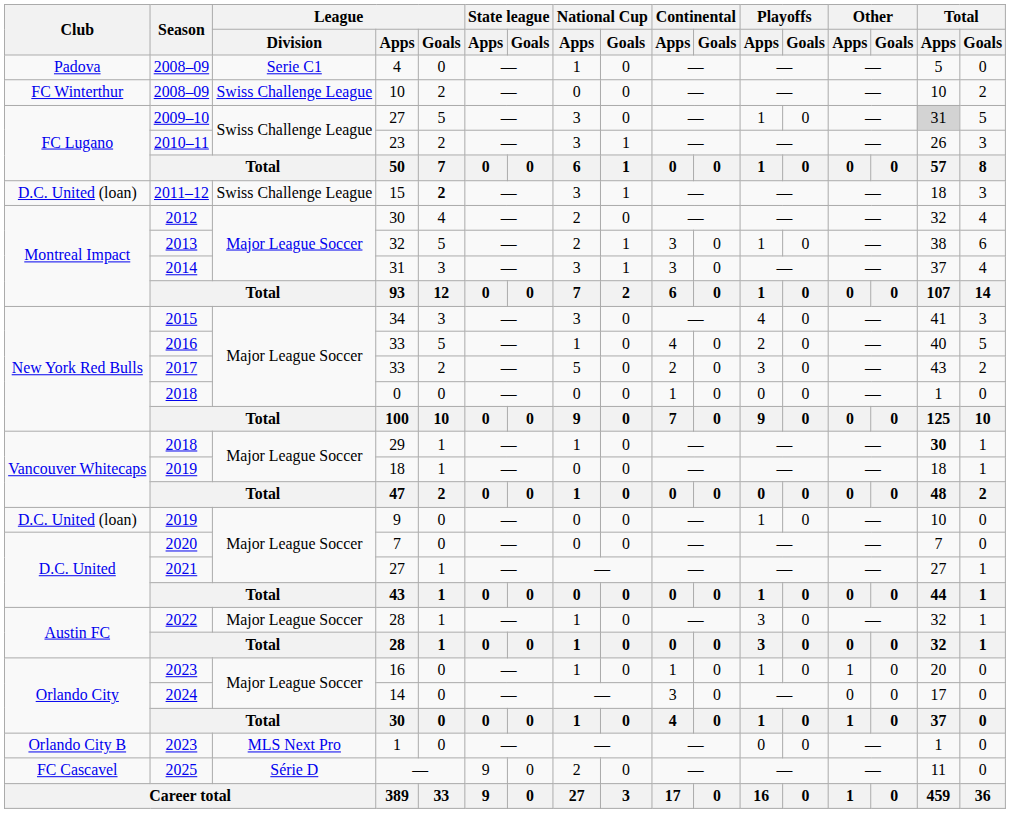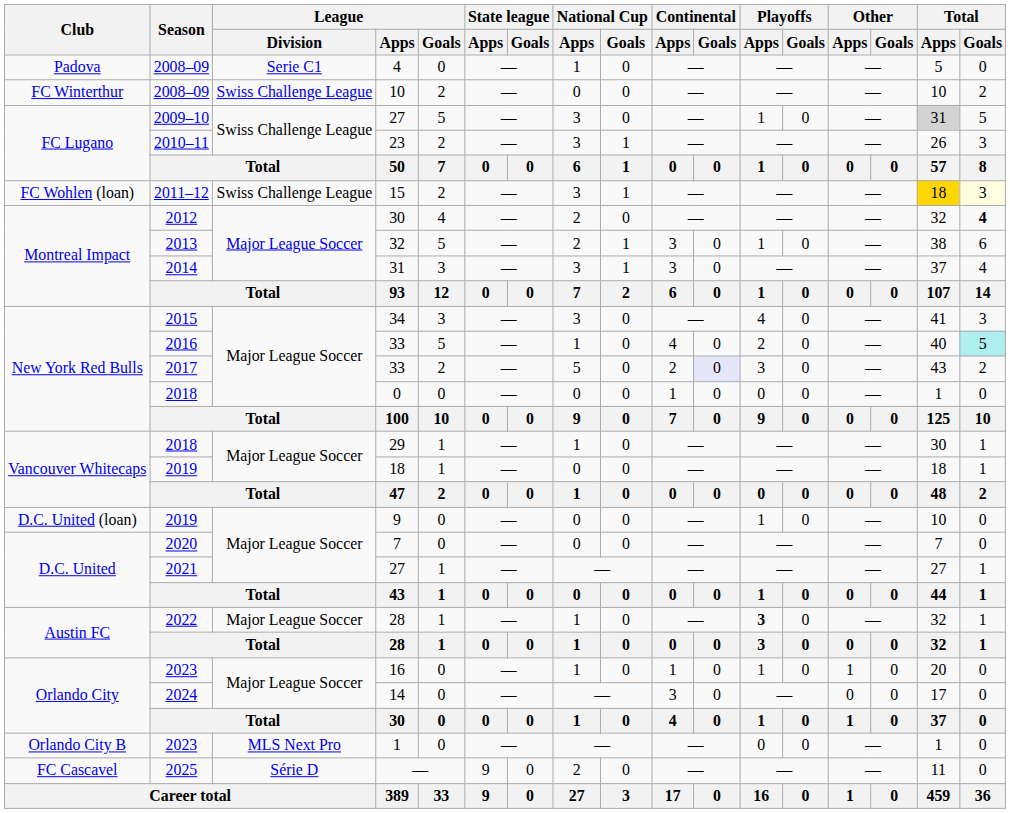(77, 192) D.C. United (loan) -> (77, 192) FC Wohlen (loan)
(441, 192) bold -> (441, 192) normal
(938, 192) no background -> (938, 192) gold background
(983, 192) no background -> (983, 192) lightyellow background
(983, 218) normal -> (983, 218) bold
(983, 343) no background -> (983, 343) paleturquoise background
(717, 368) no background -> (717, 368) lavender background
(938, 444) bold -> (938, 444) normal
(761, 619) normal -> (761, 619) bold
